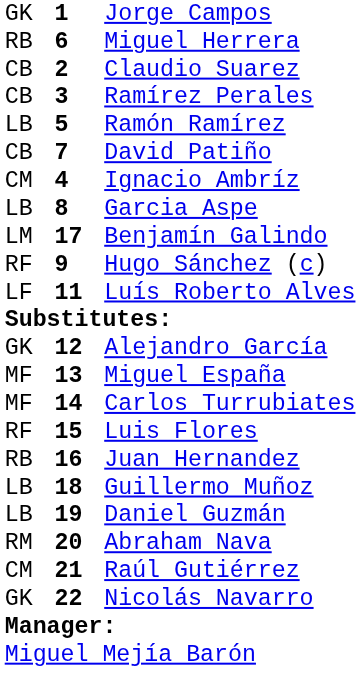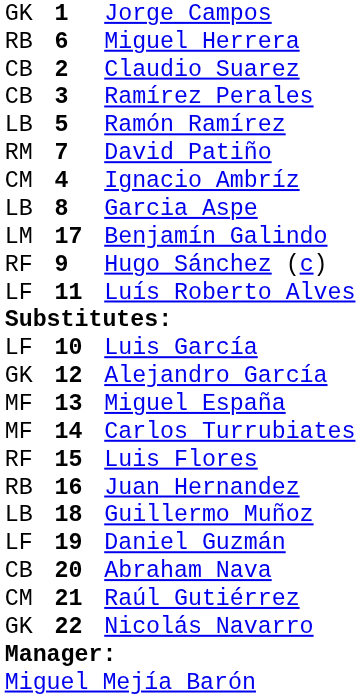(19, 153) CB -> (19, 153) RM
+ row: (181, 348)
(19, 515) LB -> (19, 543) LF
(19, 543) RM -> (19, 571) CB
